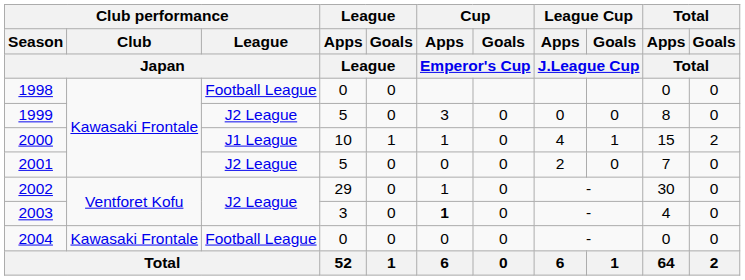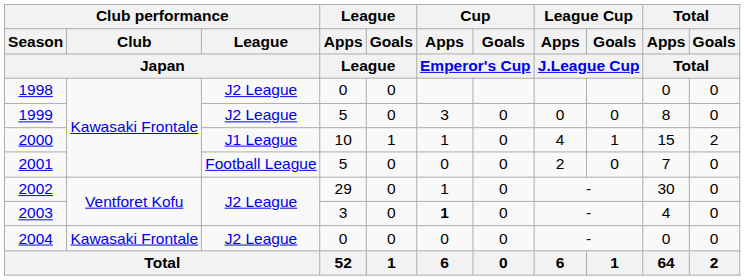(261, 90) Football League -> (261, 90) J2 League
(261, 164) J2 League -> (261, 164) Football League
(261, 238) Football League -> (261, 238) J2 League
